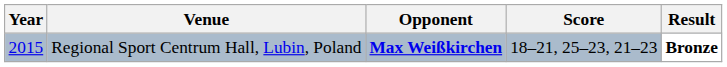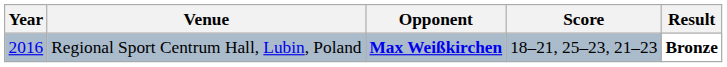(26, 47) 2015 -> (26, 47) 2016
